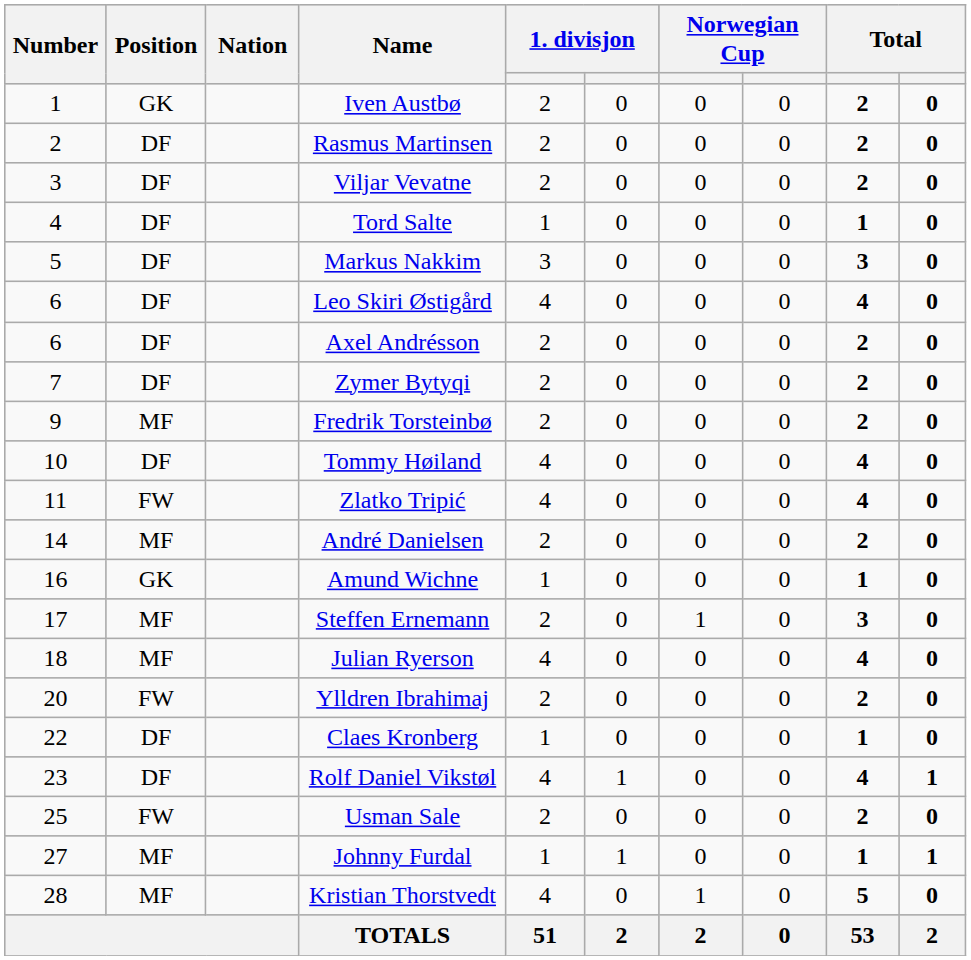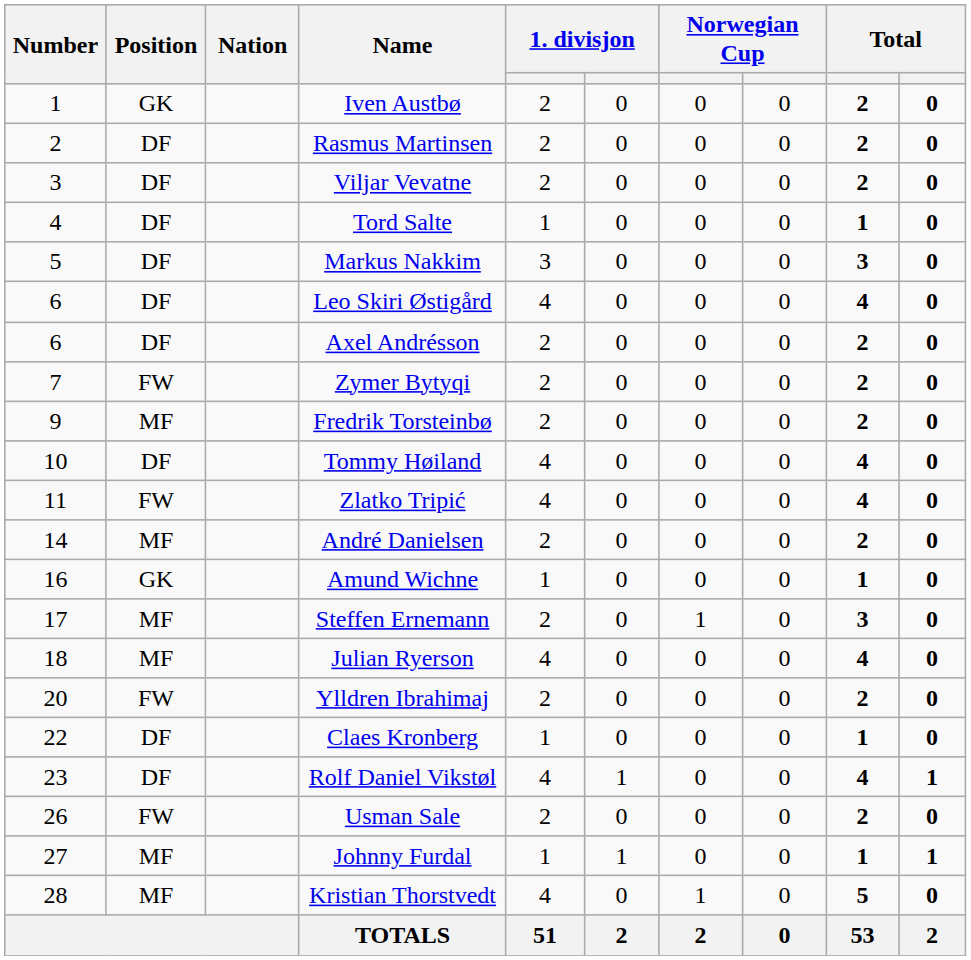(156, 380) DF -> (156, 380) FW
(55, 816) 25 -> (55, 816) 26
